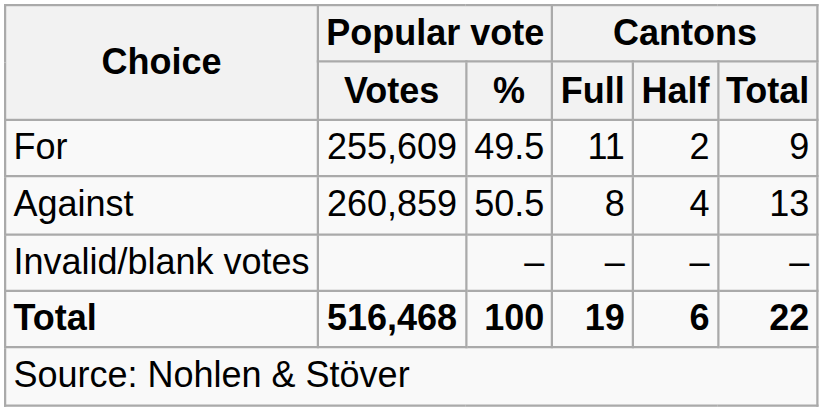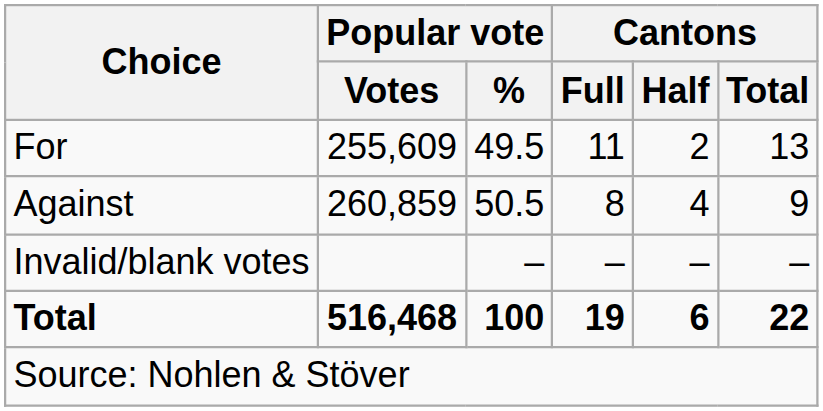(799, 147) 9 -> (789, 147) 13
(789, 204) 13 -> (799, 204) 9
